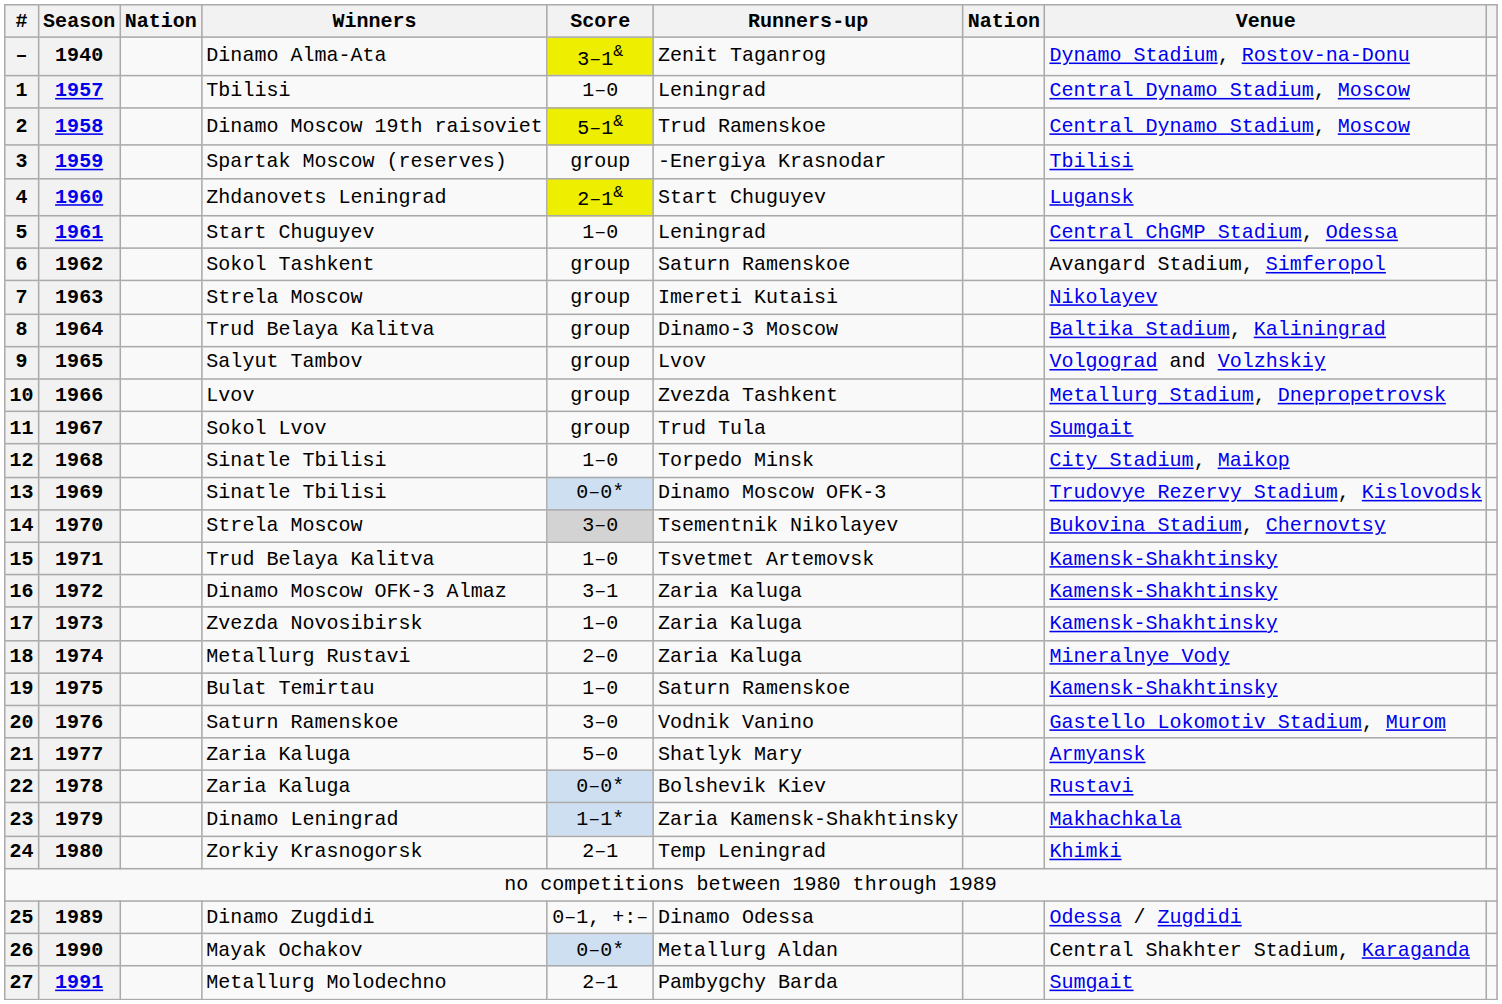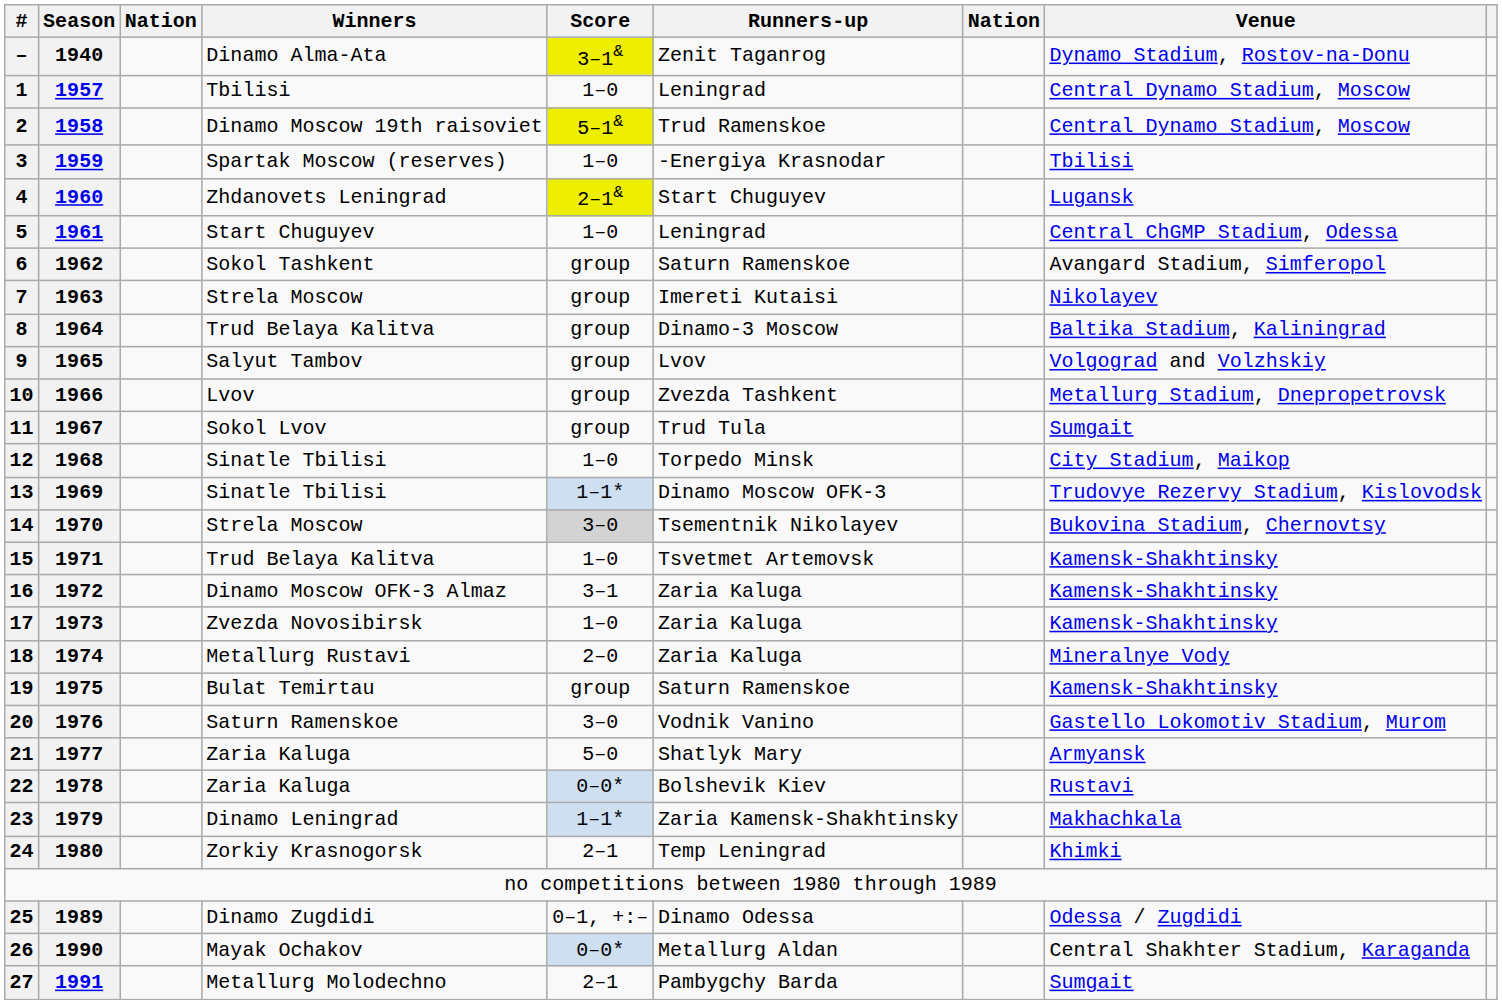(600, 162) group -> (600, 162) 1–0
(600, 493) 0–0* -> (600, 493) 1–1*
(600, 689) 1–0 -> (600, 689) group
